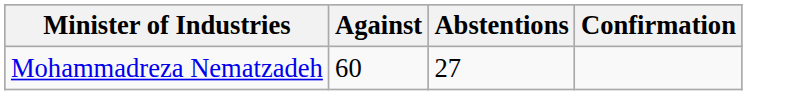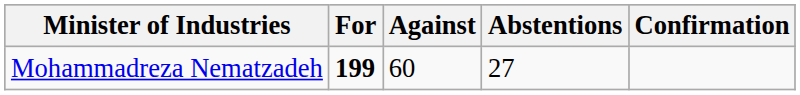+ column: (356, 25)
